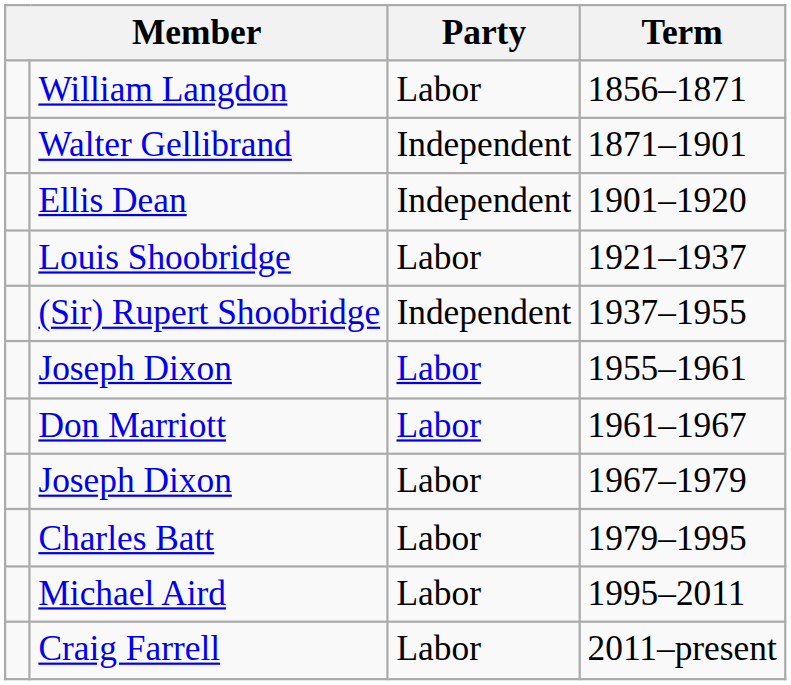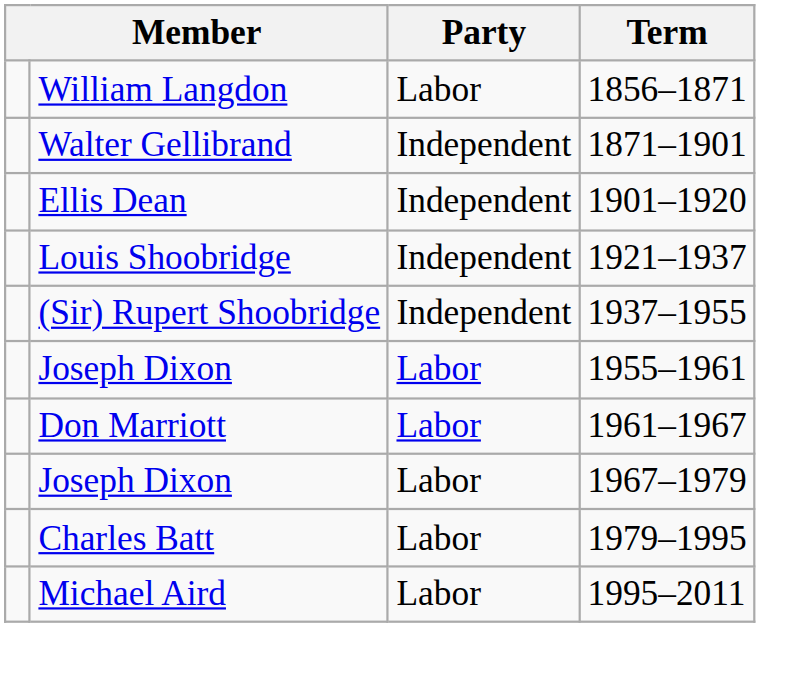(439, 256) Labor -> (484, 256) Independent
- row: (129, 649)
